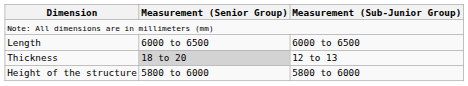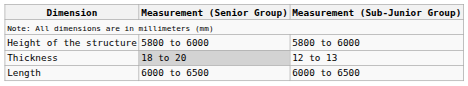rows swapped: (24, 42) <-> (72, 73)
